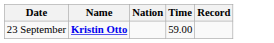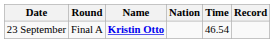+ column: (87, 13)
(180, 30) 59.00 -> (217, 30) 46.54
